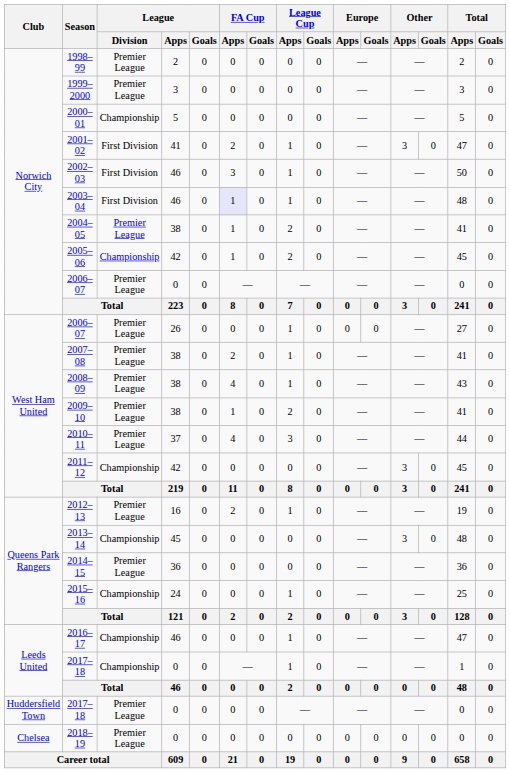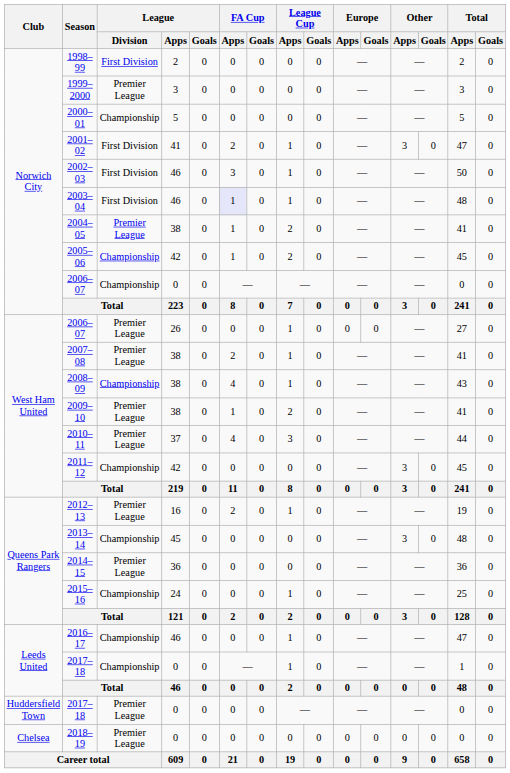(130, 62) Premier League -> (130, 62) First Division
(130, 284) Premier League -> (130, 284) Championship
(130, 383) Premier League -> (130, 383) Championship
